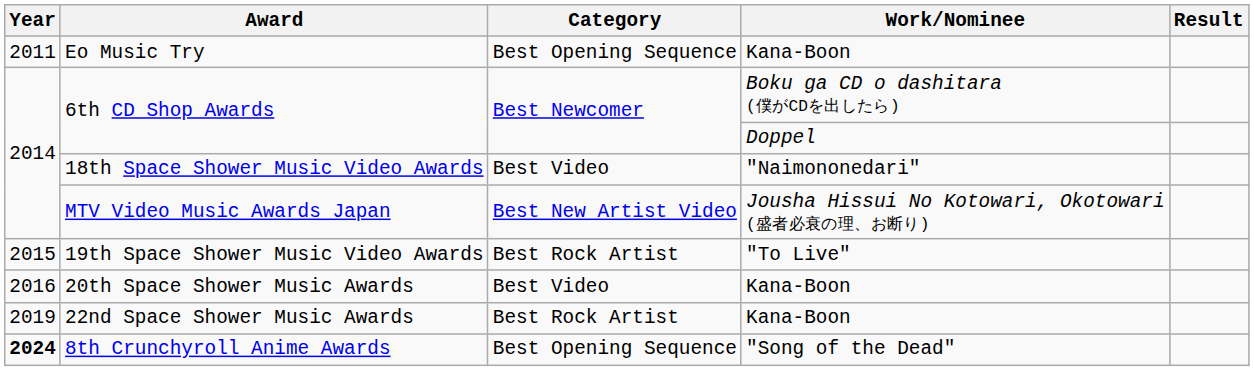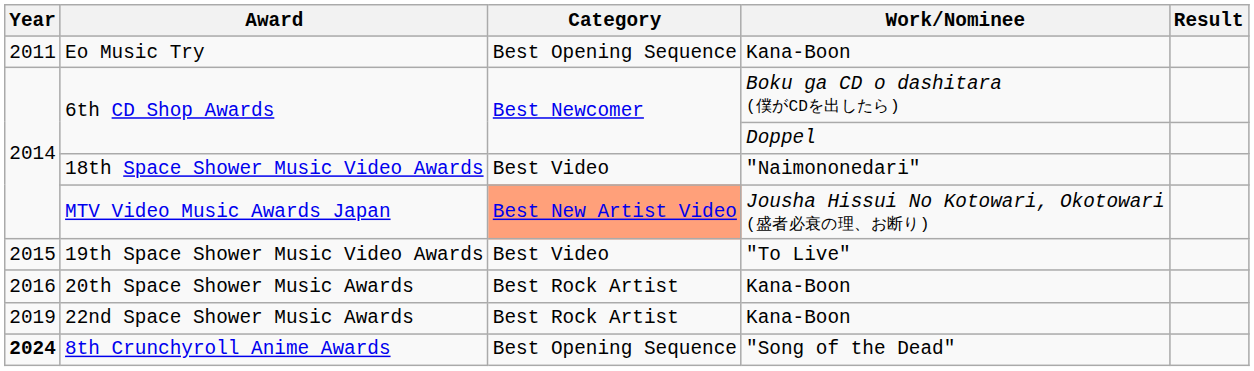(615, 212) no background -> (615, 212) lightsalmon background
(586, 255) Best Rock Artist -> (551, 255) Best Video
(551, 286) Best Video -> (586, 286) Best Rock Artist
